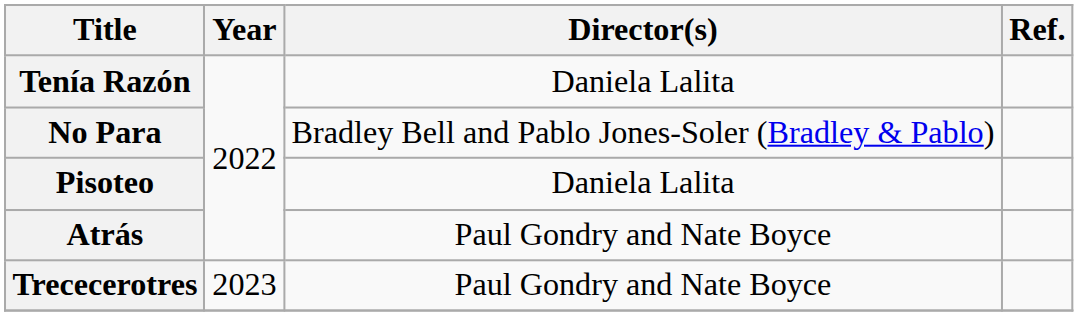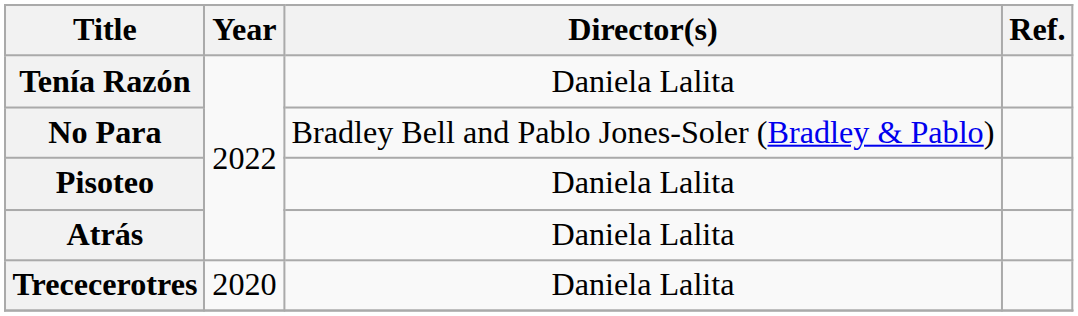(643, 234) Paul Gondry and Nate Boyce -> (643, 234) Daniela Lalita
(245, 285) 2023 -> (245, 285) 2020
(643, 285) Paul Gondry and Nate Boyce -> (643, 285) Daniela Lalita
